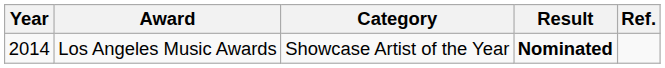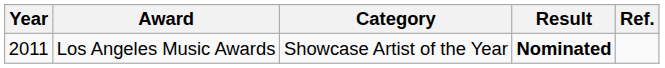(29, 48) 2014 -> (29, 48) 2011
